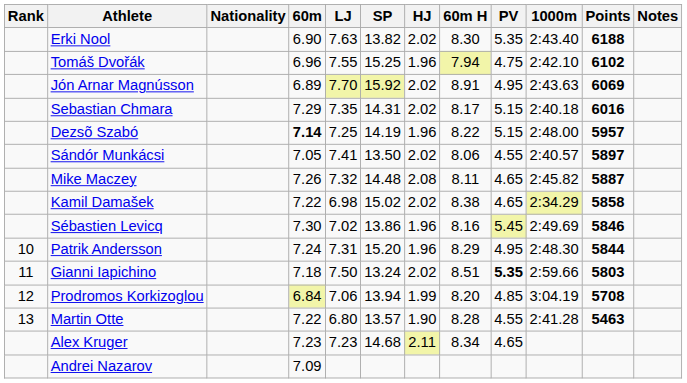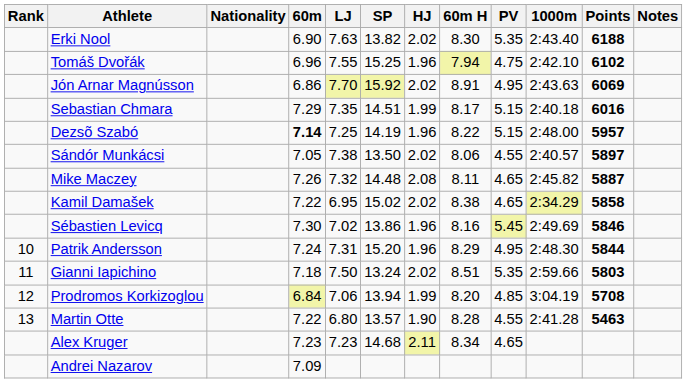(307, 86) 6.89 -> (307, 86) 6.86
(383, 109) 14.31 -> (383, 109) 14.51
(422, 109) 2.02 -> (422, 109) 1.99
(343, 156) 7.41 -> (343, 156) 7.38
(343, 202) 6.98 -> (343, 202) 6.95
(508, 272) bold -> (508, 272) normal
